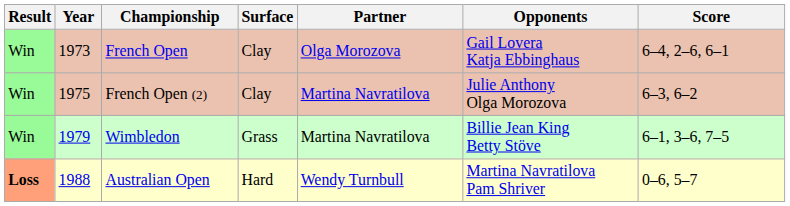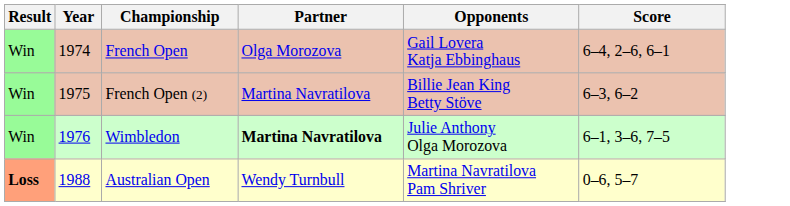- column: (267, 17)
(74, 51) 1973 -> (74, 51) 1974
(516, 94) Julie Anthony Olga Morozova -> (459, 94) Billie Jean King Betty Stöve
(74, 136) 1979 -> (74, 136) 1976
(365, 136) normal -> (312, 136) bold
(518, 136) Billie Jean King Betty Stöve -> (457, 136) Julie Anthony Olga Morozova
